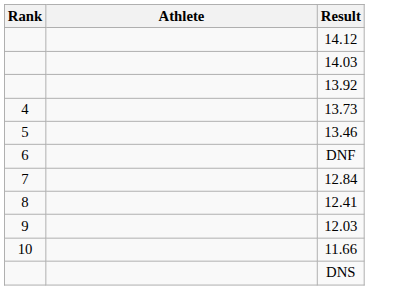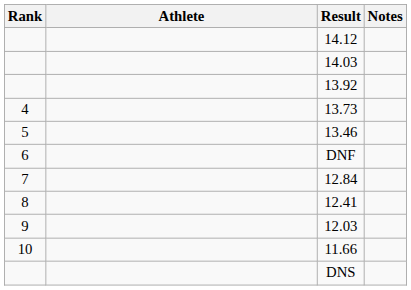+ column: (385, 16)
